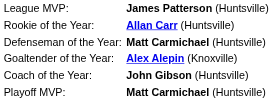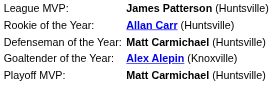- row: (48, 75)
